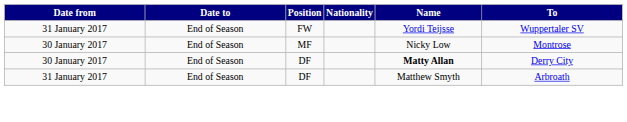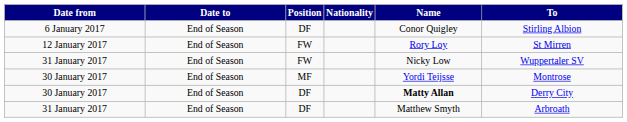+ row: (75, 29)
+ row: (75, 45)
(428, 29) Yordi Teijsse -> (428, 61) Nicky Low
(428, 45) Nicky Low -> (428, 77) Yordi Teijsse
